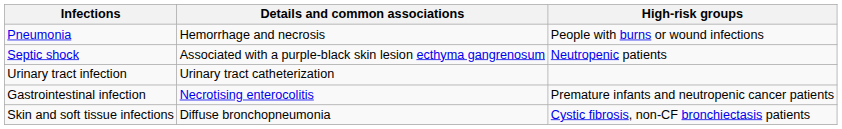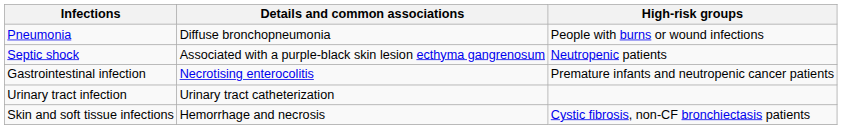(252, 34) Hemorrhage and necrosis -> (255, 34) Diffuse bronchopneumonia
rows swapped: (67, 74) <-> (77, 94)
(255, 114) Diffuse bronchopneumonia -> (252, 114) Hemorrhage and necrosis
